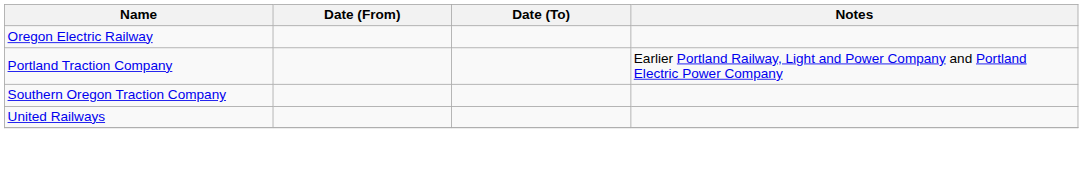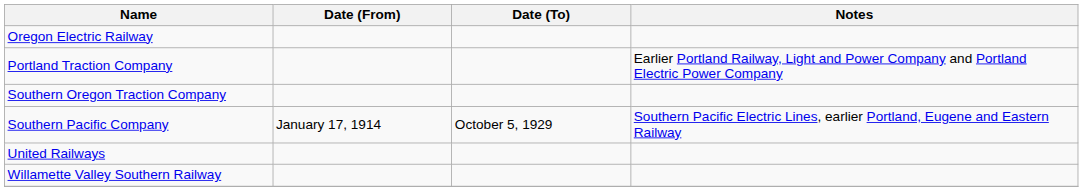+ row: (88, 124)
+ row: (114, 175)
